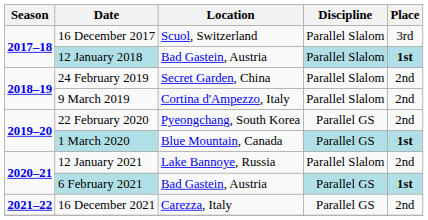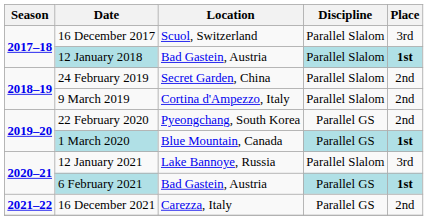(405, 162) 2nd -> (405, 162) 3rd
